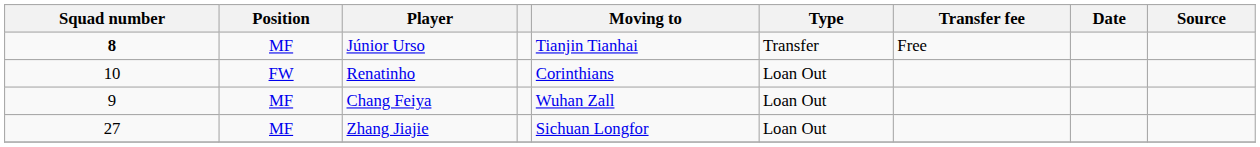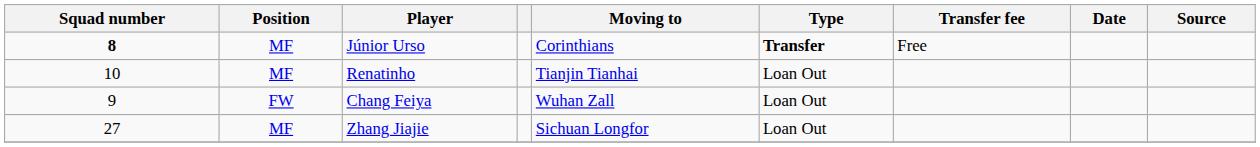(587, 46) Tianjin Tianhai -> (575, 46) Corinthians
(791, 46) normal -> (794, 46) bold
(281, 73) FW -> (281, 73) MF
(575, 73) Corinthians -> (587, 73) Tianjin Tianhai
(281, 101) MF -> (281, 101) FW
